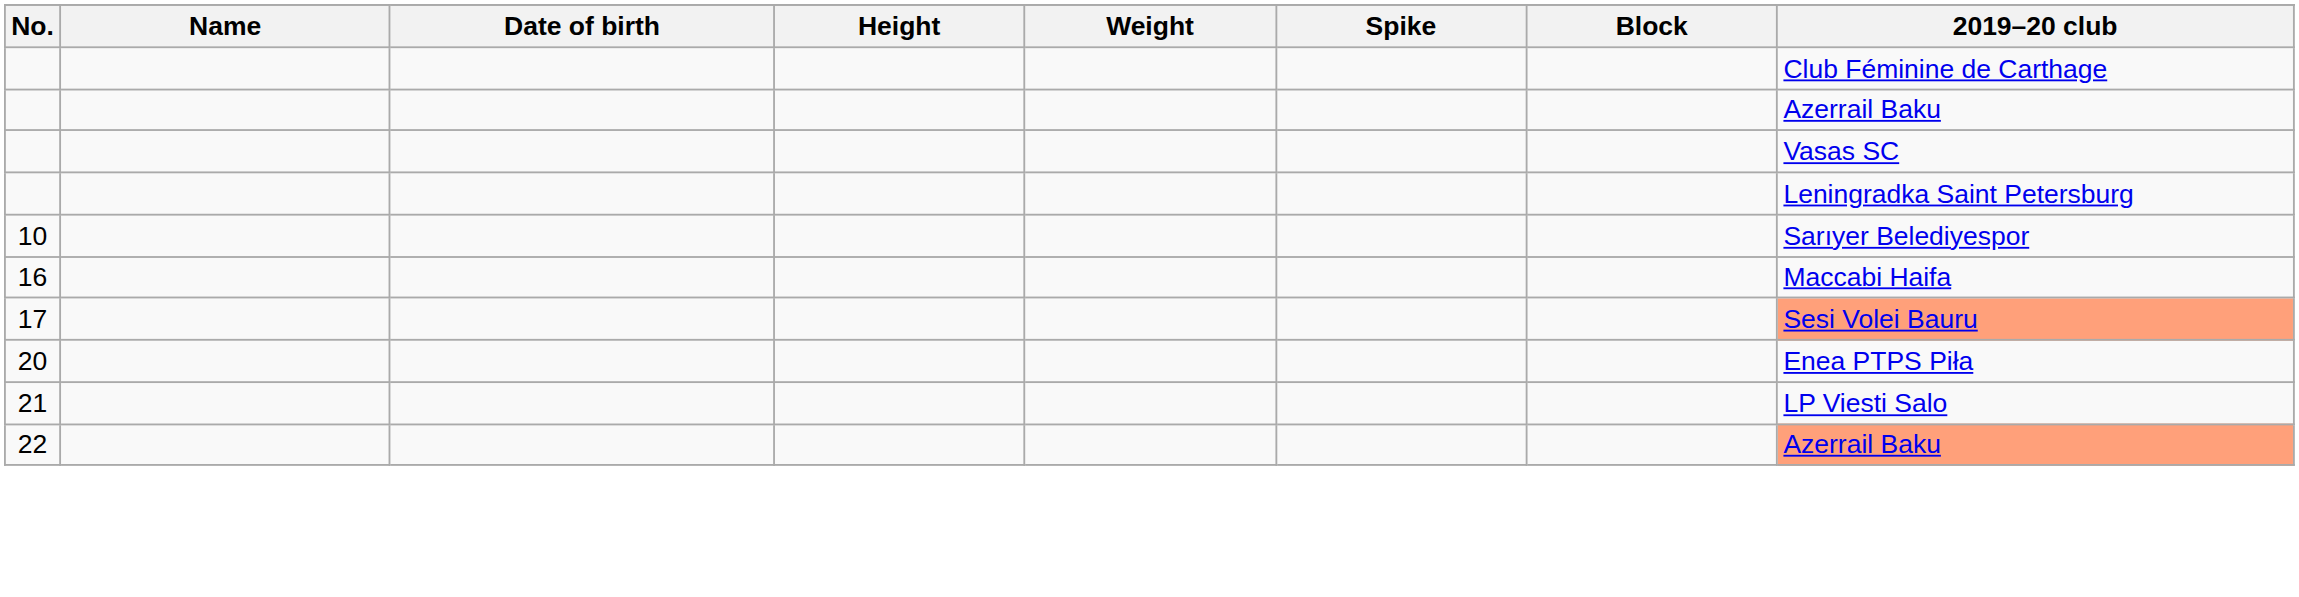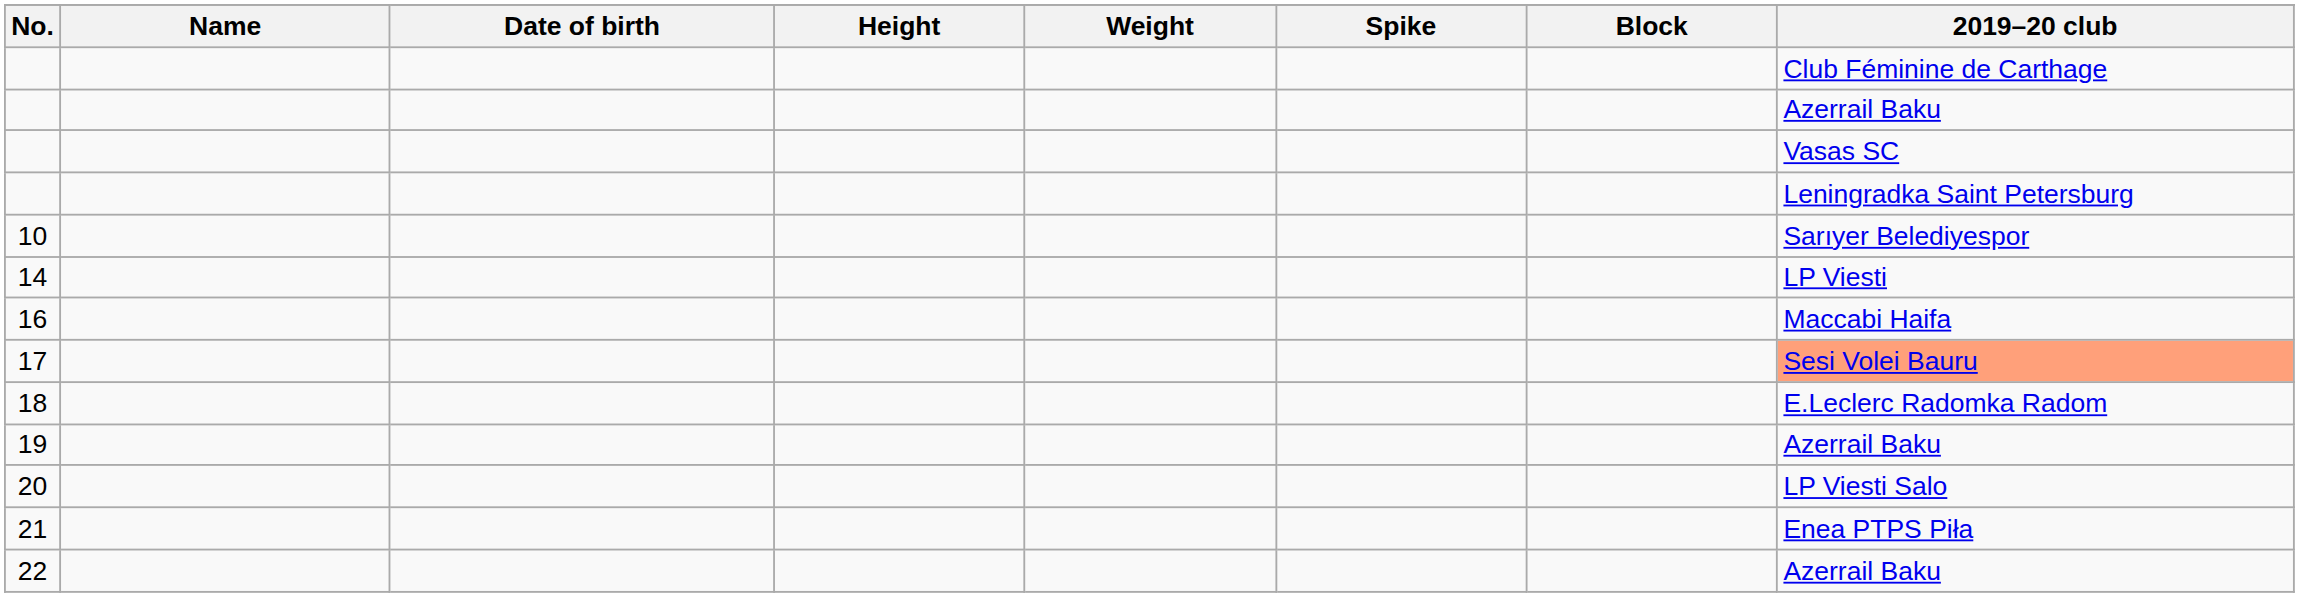+ row: (32, 277)
+ row: (32, 403)
+ row: (32, 445)
(1878, 361) Enea PTPS Piła -> (1865, 487) LP Viesti Salo
(1865, 403) LP Viesti Salo -> (1878, 529) Enea PTPS Piła
(1862, 445) lightsalmon background -> (1862, 570) no background
